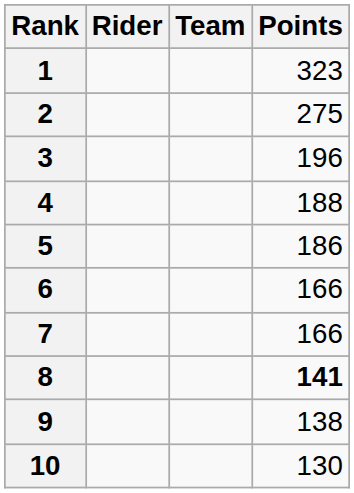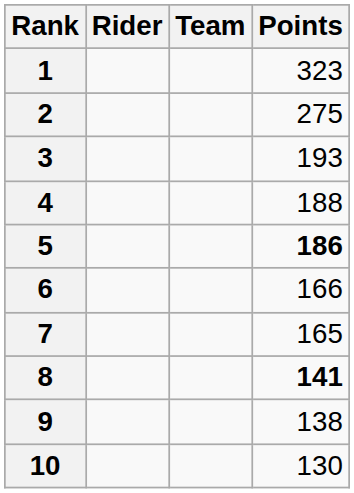(320, 158) 196 -> (320, 158) 193
(320, 245) normal -> (320, 245) bold
(320, 333) 166 -> (320, 333) 165
